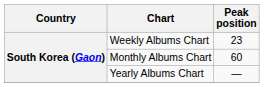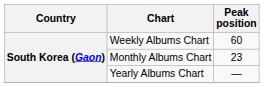(236, 40) 23 -> (236, 40) 60
(236, 57) 60 -> (236, 57) 23
